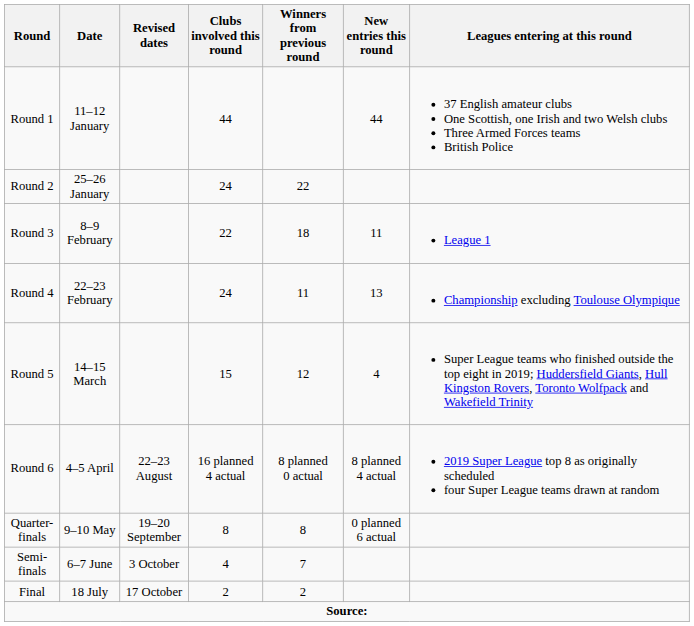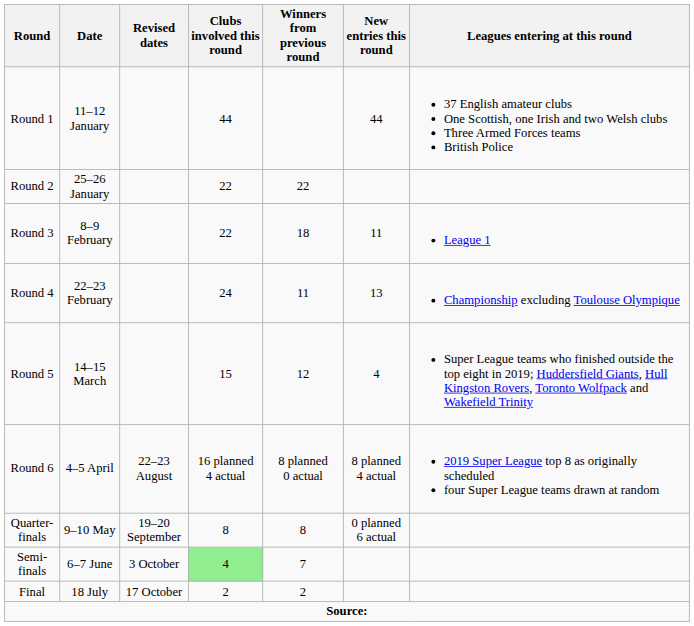(226, 186) 24 -> (226, 186) 22
(226, 564) no background -> (226, 564) lightgreen background
